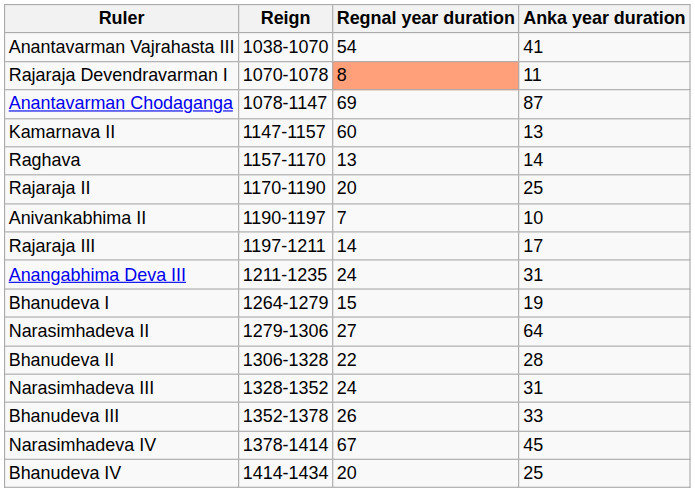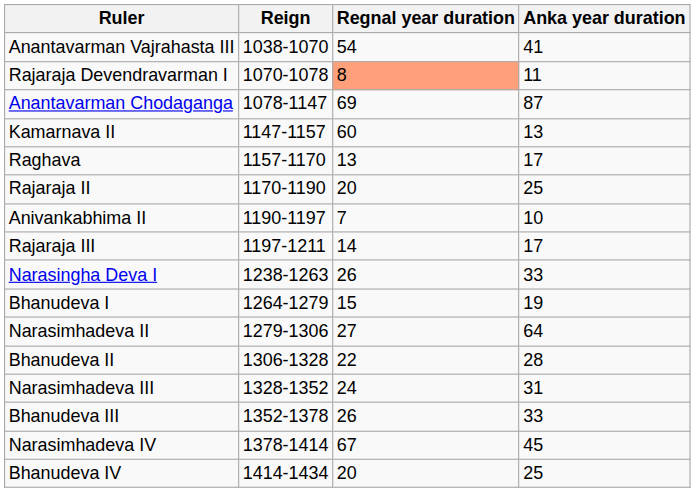(533, 160) 14 -> (533, 160) 17
- row: (97, 274)
+ row: (83, 274)
